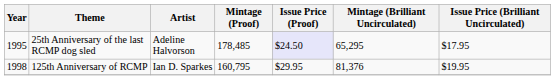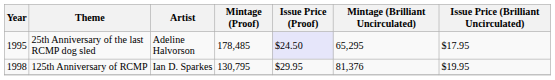(234, 67) 160,795 -> (234, 67) 130,795
